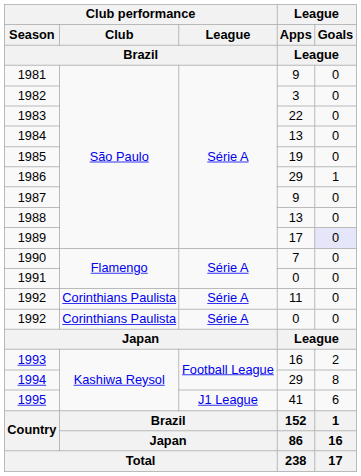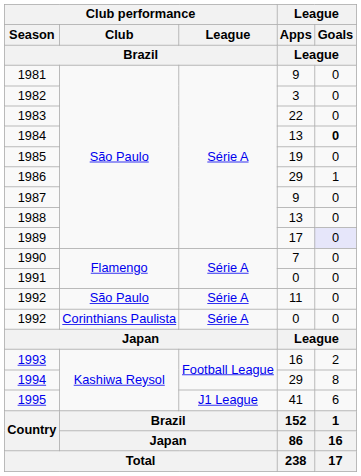(335, 136) normal -> (335, 136) bold
(119, 298) Corinthians Paulista -> (119, 298) São Paulo
